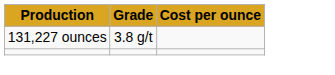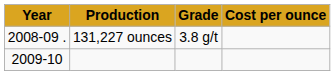+ column: (37, 15)
